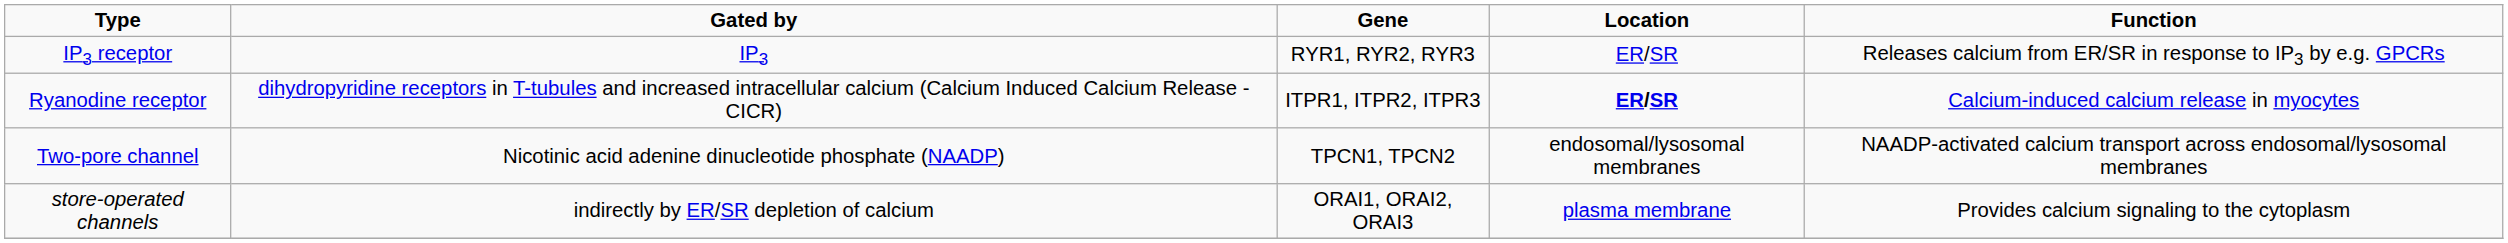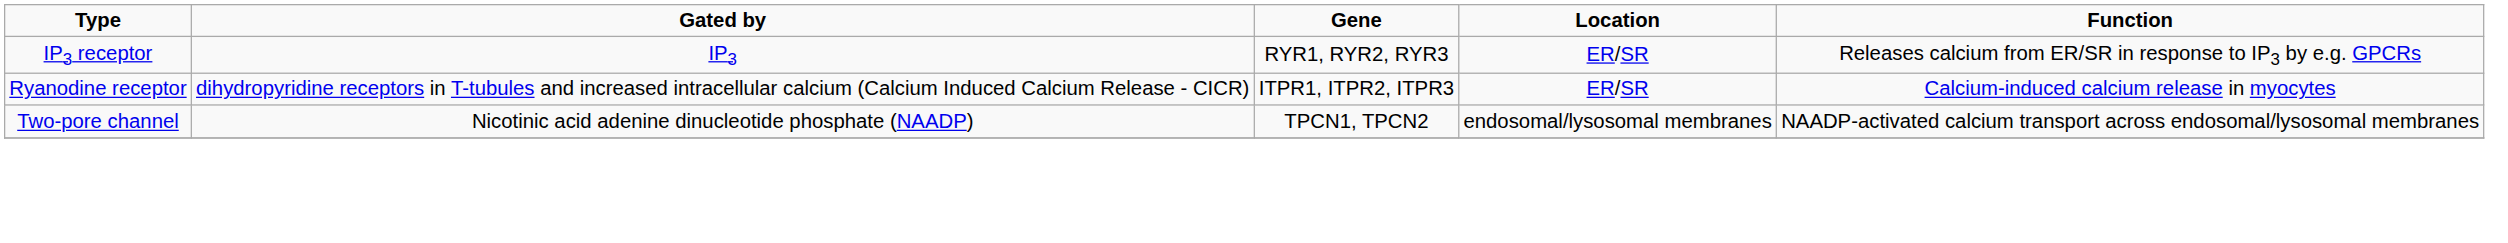(1647, 100) bold -> (1618, 89) normal
- row: (118, 210)
